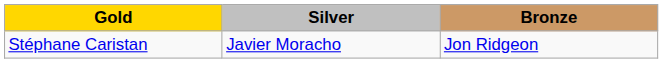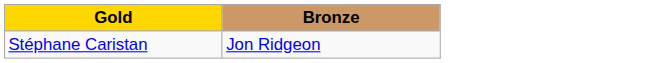- column: (331, 17)
